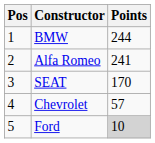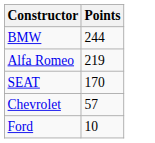- column: (18, 15)
(121, 60) 241 -> (95, 60) 219
(118, 127) lightgrey background -> (91, 127) no background
